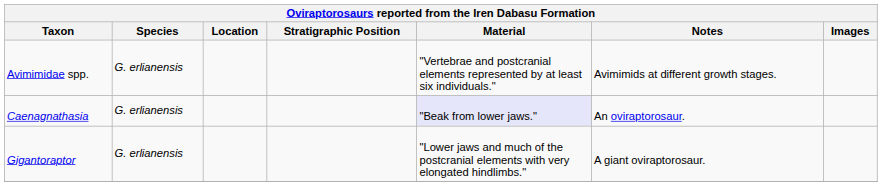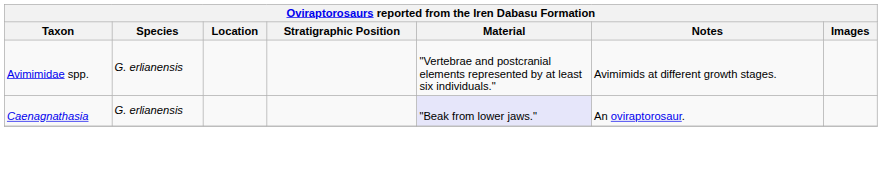- row: (41, 160)
